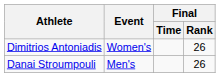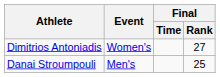(200, 47) 26 -> (200, 47) 27
(200, 64) 26 -> (200, 64) 25
